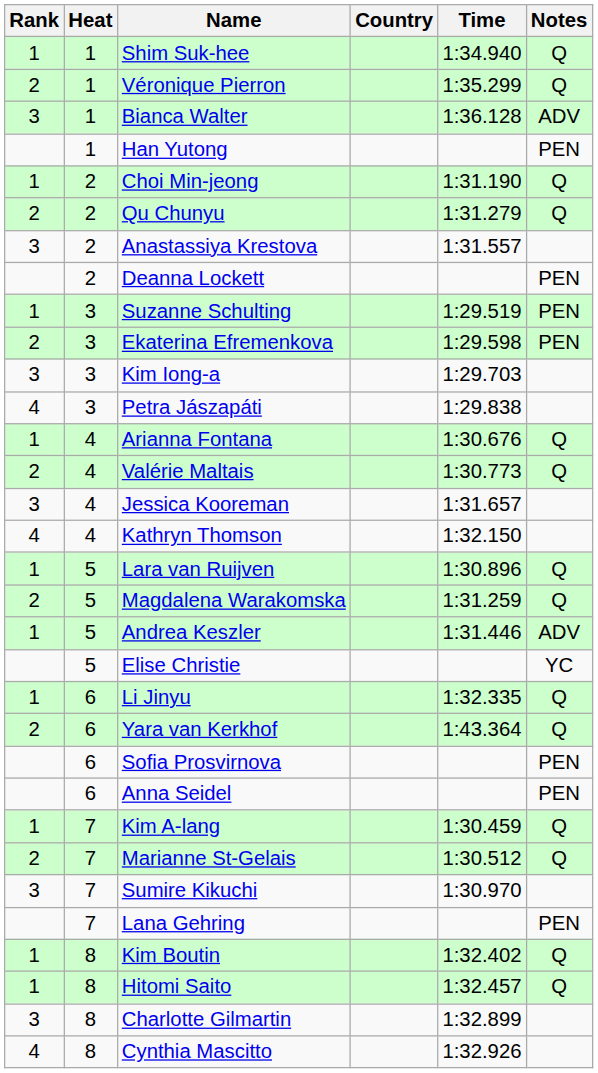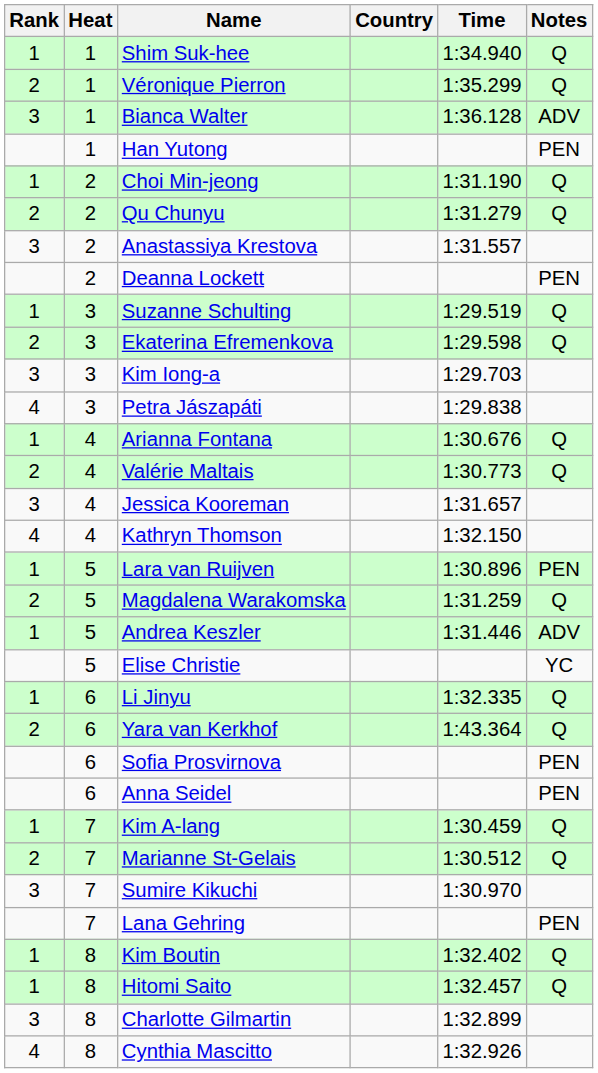(559, 310) PEN -> (559, 310) Q
(559, 342) PEN -> (559, 342) Q
(559, 568) Q -> (559, 568) PEN
